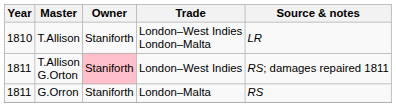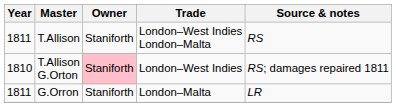(20, 37) 1810 -> (19, 37) 1811
(255, 37) LR -> (255, 37) RS
(19, 68) 1811 -> (20, 68) 1810
(255, 93) RS -> (255, 93) LR
